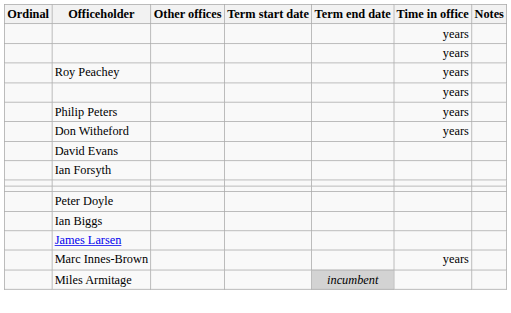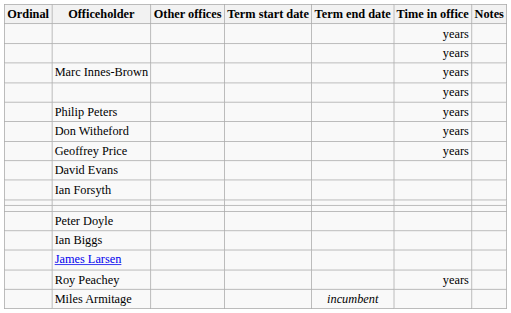rows swapped: (28, 73) <-> (28, 260)
+ row: (28, 151)
(353, 279) lightgrey background -> (353, 299) no background
